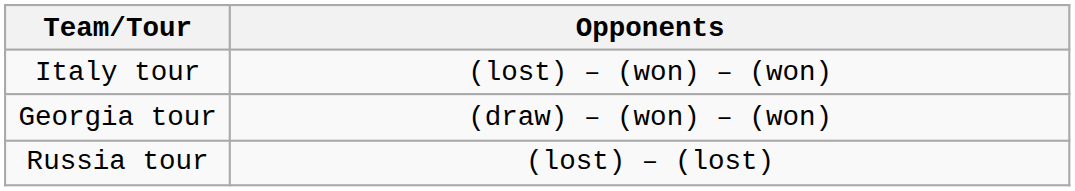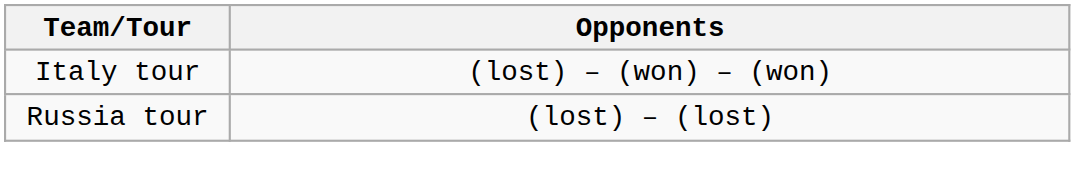- row: (118, 117)
